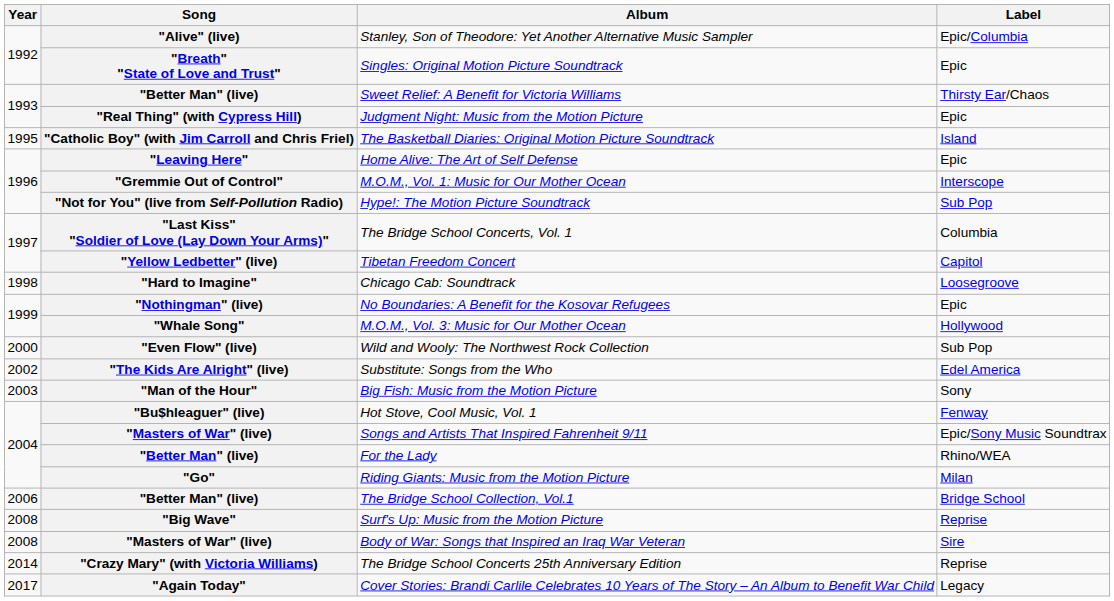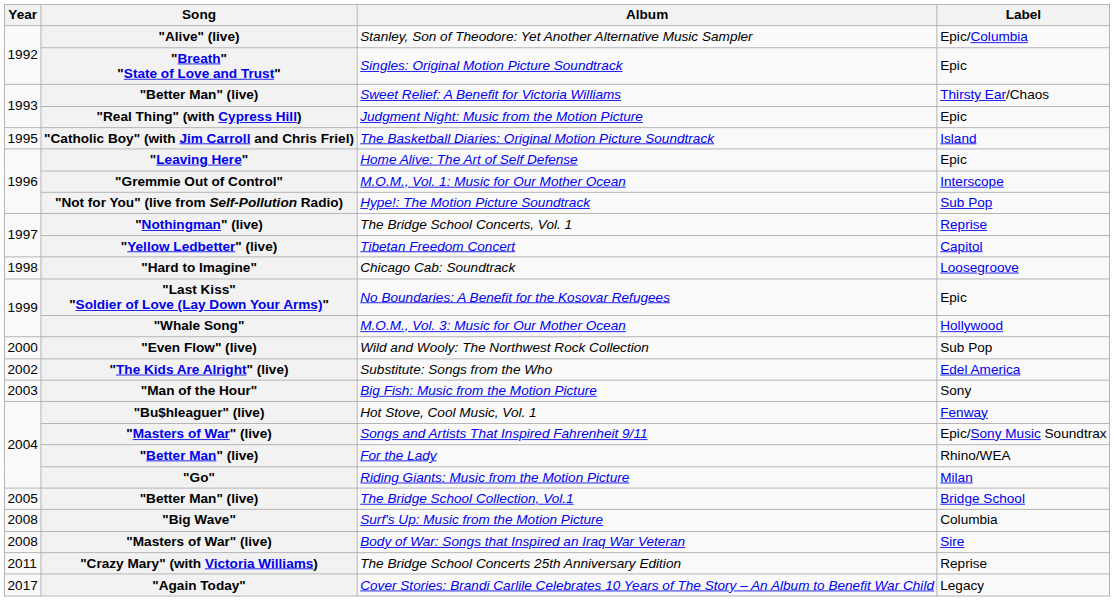(199, 232) "Last Kiss" "Soldier of Love (Lay Down Your Arms)" -> (199, 224) "Nothingman" (live)
(969, 232) Columbia -> (964, 224) Reprise
(199, 304) "Nothingman" (live) -> (199, 297) "Last Kiss" "Soldier of Love (Lay Down Your Arms)"
(23, 498) 2006 -> (23, 498) 2005
(964, 520) Reprise -> (969, 520) Columbia
(23, 563) 2014 -> (22, 563) 2011
